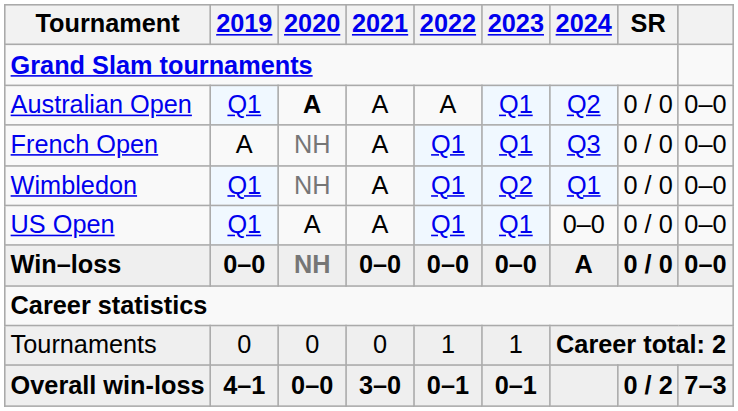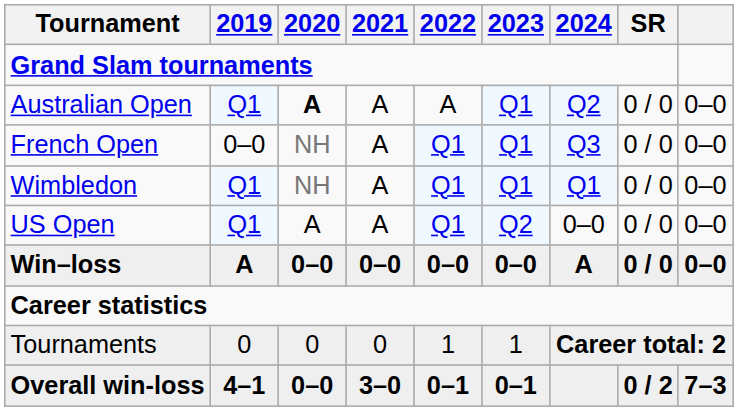(244, 144) A -> (244, 144) 0–0
(516, 184) Q2 -> (516, 184) Q1
(516, 225) Q1 -> (516, 225) Q2
(244, 265) 0–0 -> (244, 265) A
(312, 265) NH -> (312, 265) 0–0
